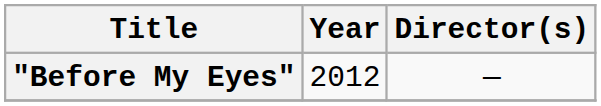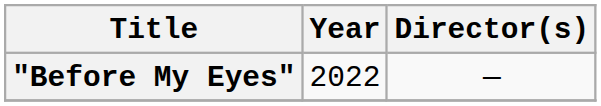(345, 77) 2012 -> (345, 77) 2022
